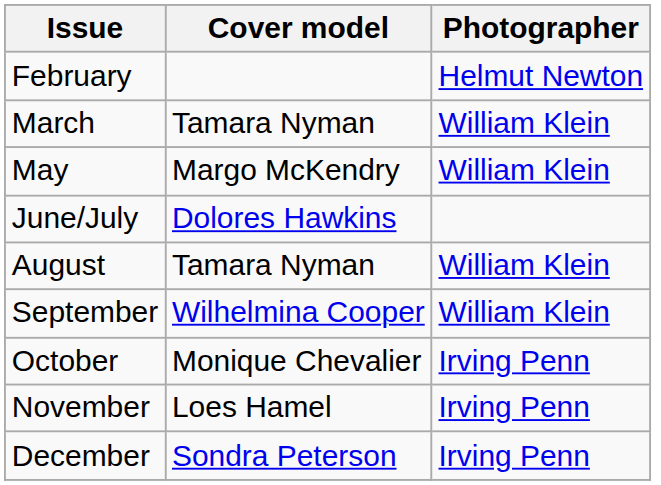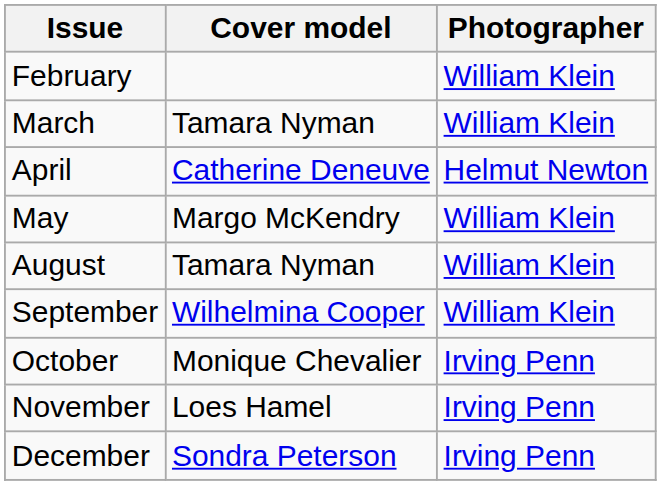(541, 75) Helmut Newton -> (529, 75) William Klein
+ row: (42, 170)
- row: (75, 218)
